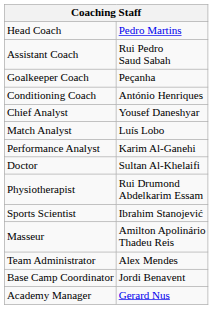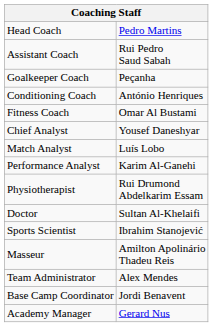+ row: (38, 113)
rows swapped: (22, 165) <-> (41, 189)
